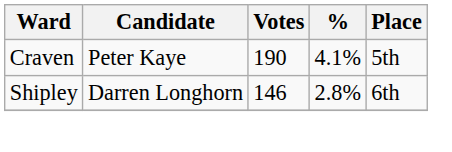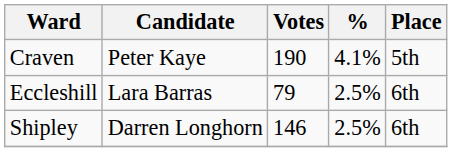+ row: (54, 92)
(338, 92) 2.8% -> (358, 127) 2.5%
